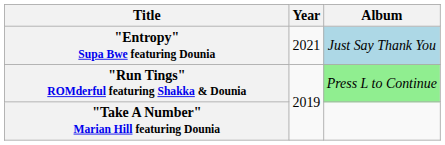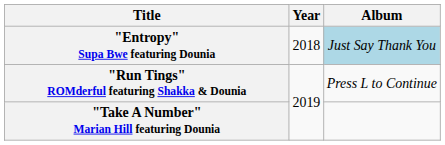(306, 45) 2021 -> (306, 45) 2018
(382, 83) lightgreen background -> (382, 83) no background
